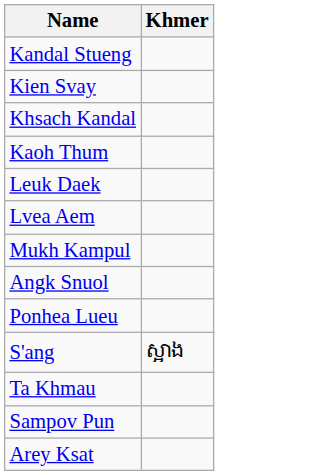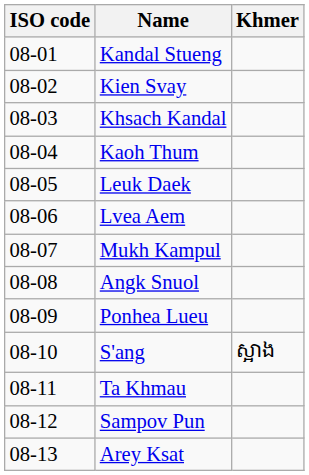+ column: (50, 20)
